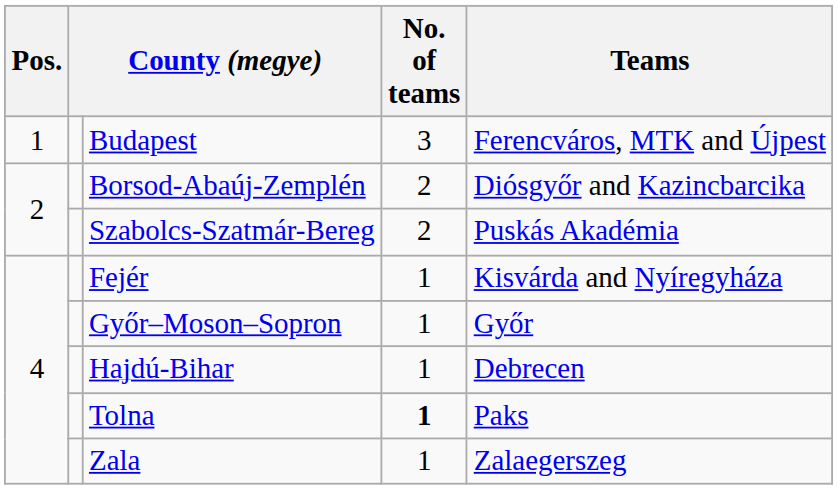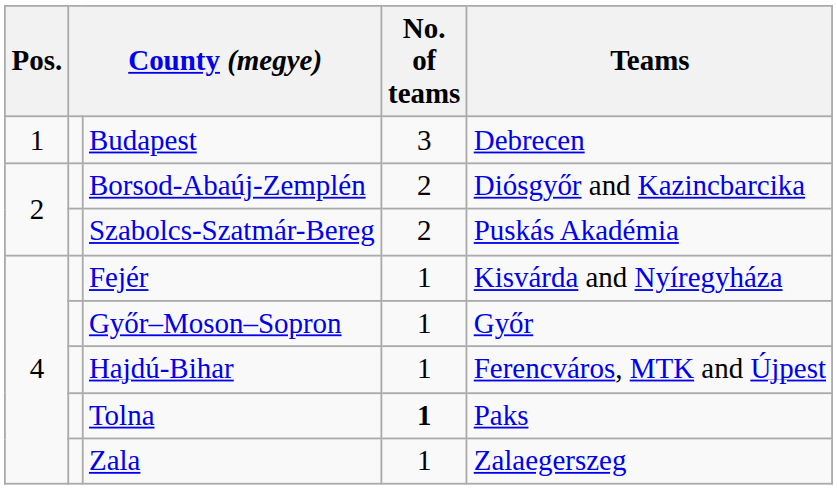(650, 139) Ferencváros, MTK and Újpest -> (529, 139) Debrecen
(529, 369) Debrecen -> (650, 369) Ferencváros, MTK and Újpest
